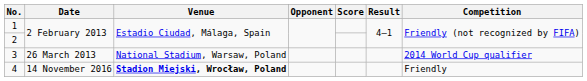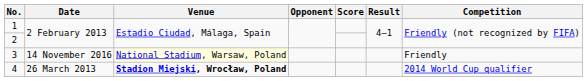(61, 55) 26 March 2013 -> (69, 55) 14 November 2016
(201, 55) no background -> (201, 55) lightyellow background
(468, 55) 2014 World Cup qualifier -> (426, 55) Friendly
(69, 69) 14 November 2016 -> (61, 69) 26 March 2013
(426, 69) Friendly -> (468, 69) 2014 World Cup qualifier
